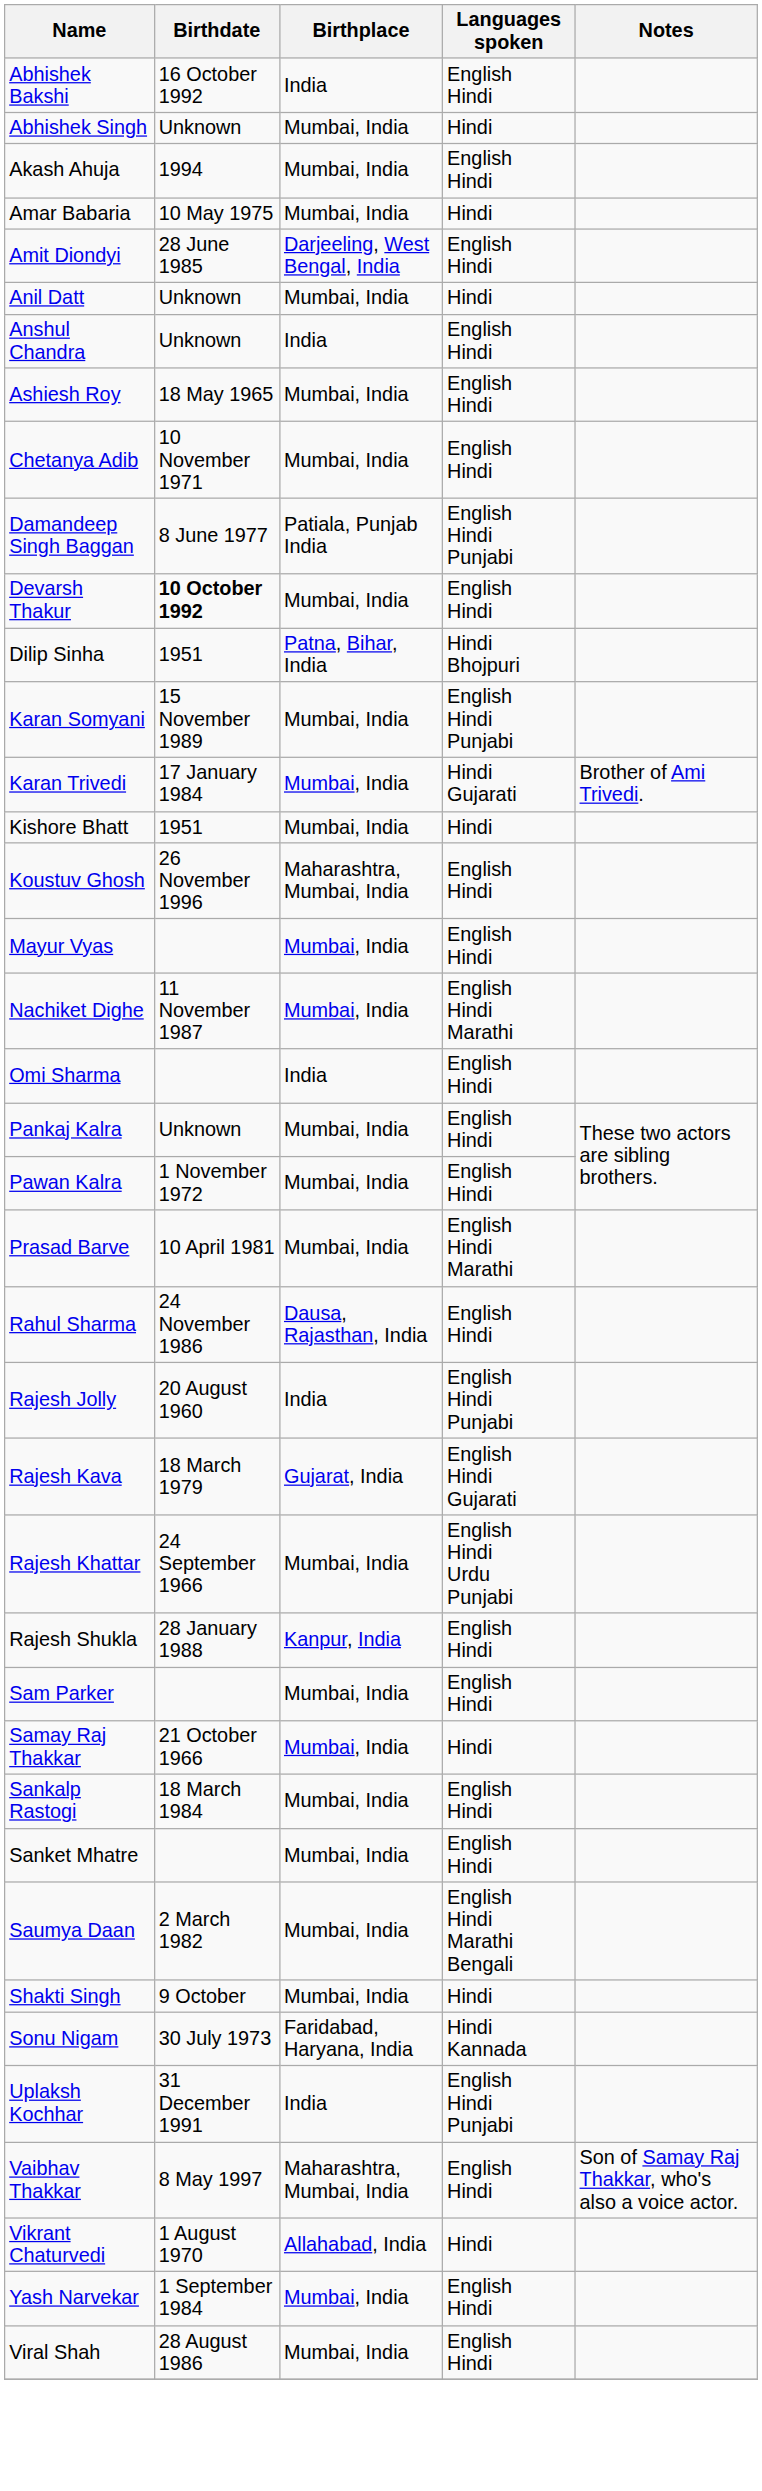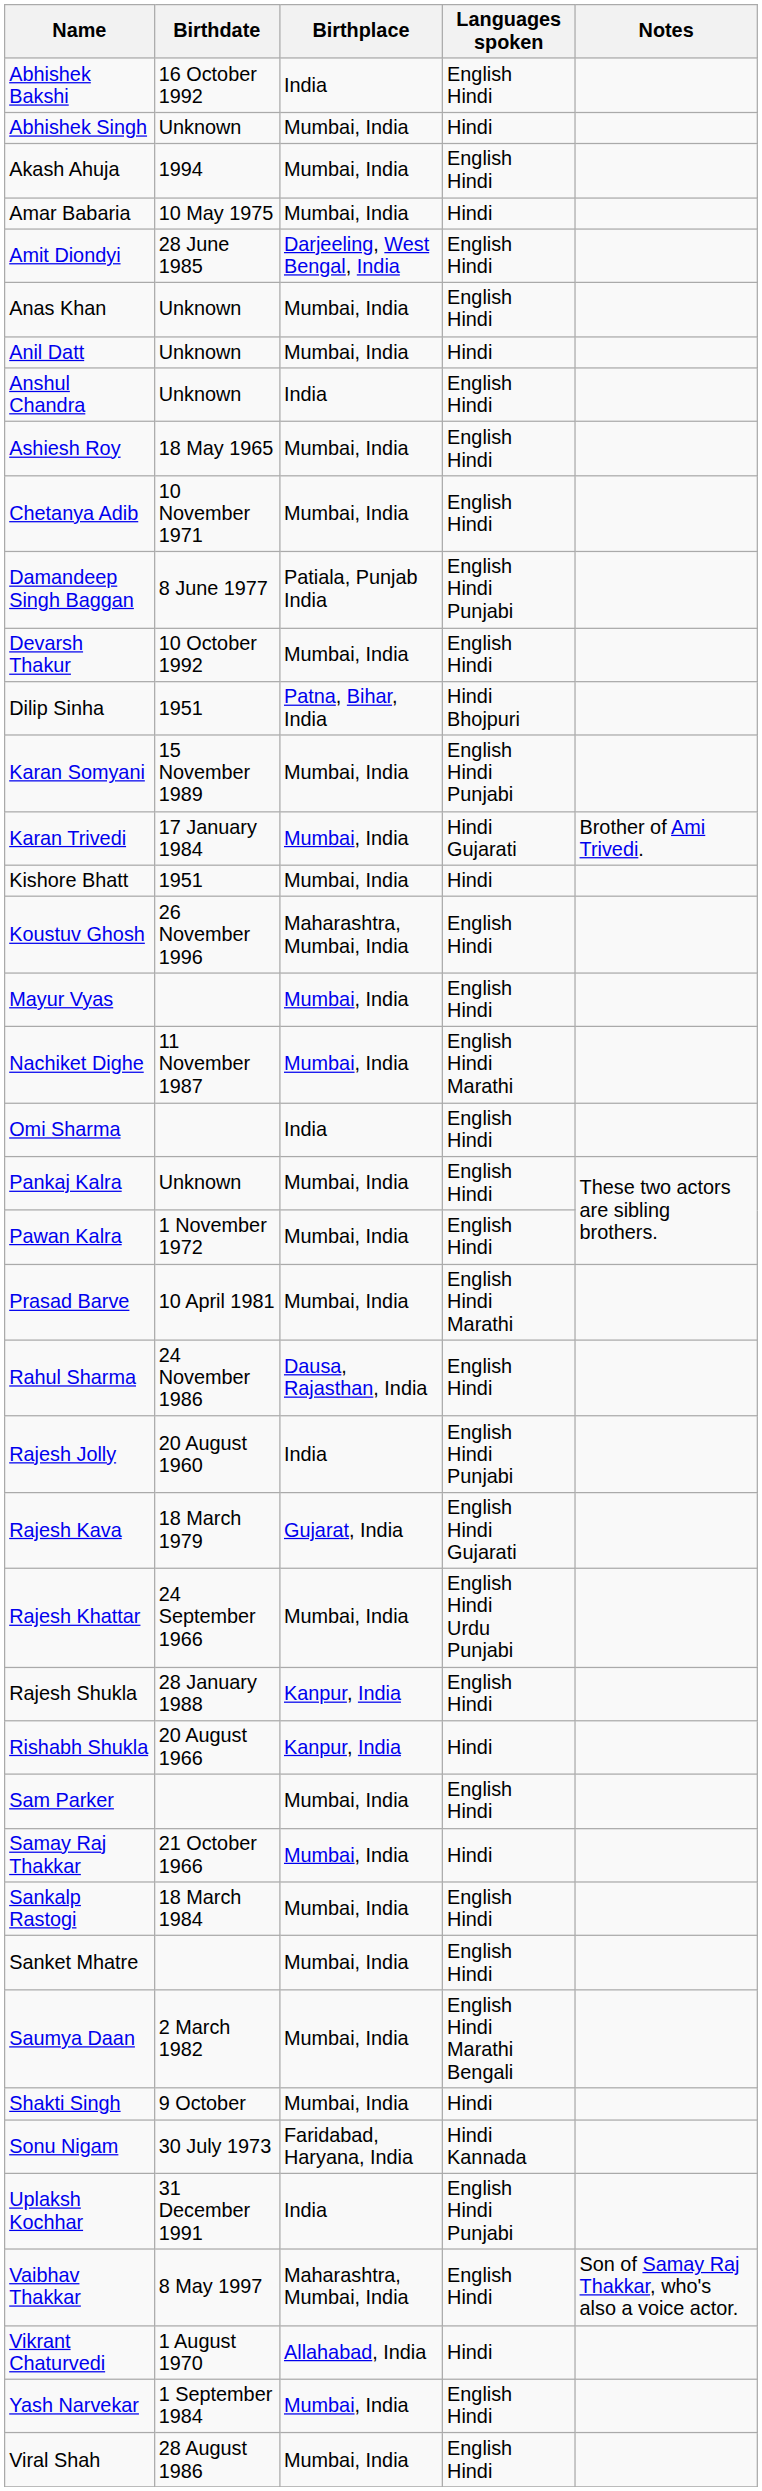+ row: (58, 309)
(210, 600) bold -> (208, 654) normal
+ row: (79, 1747)
